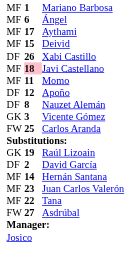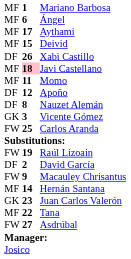(14, 153) GK -> (12, 153) FW
+ row: (83, 177)
(14, 189) MF -> (12, 201) GK
